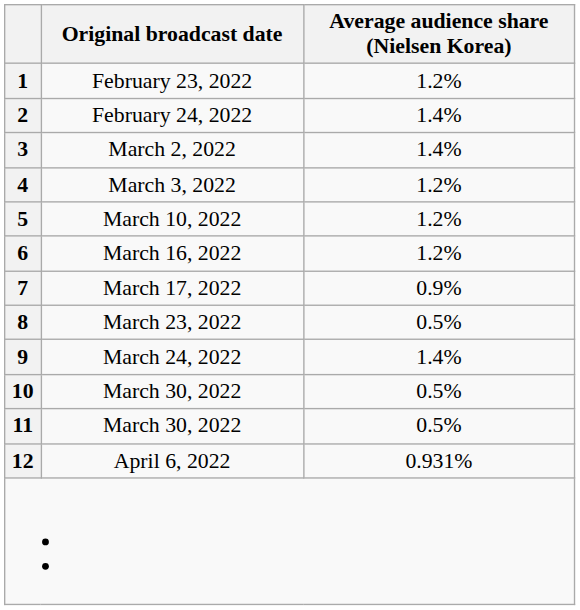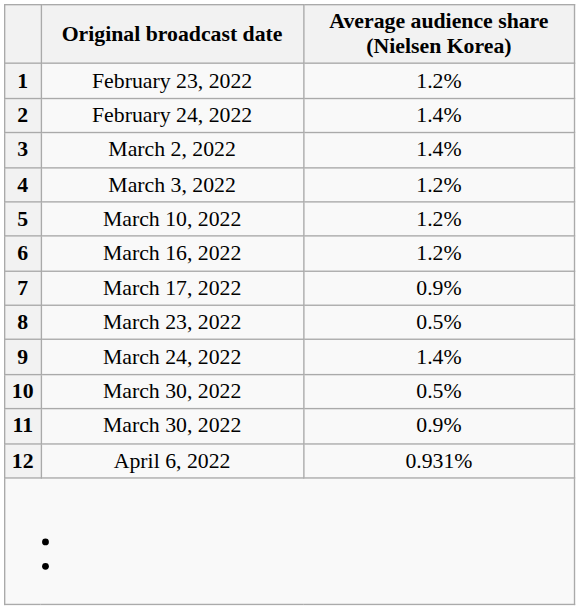(439, 425) 0.5% -> (439, 425) 0.9%
